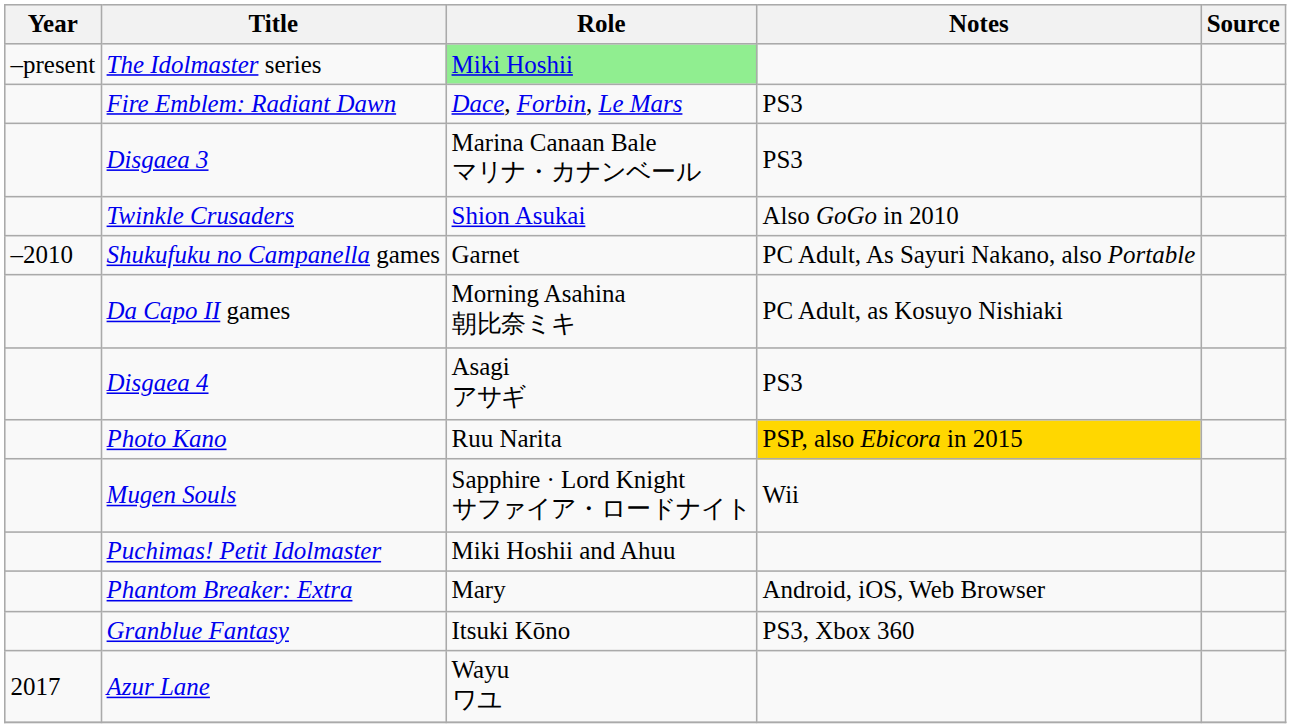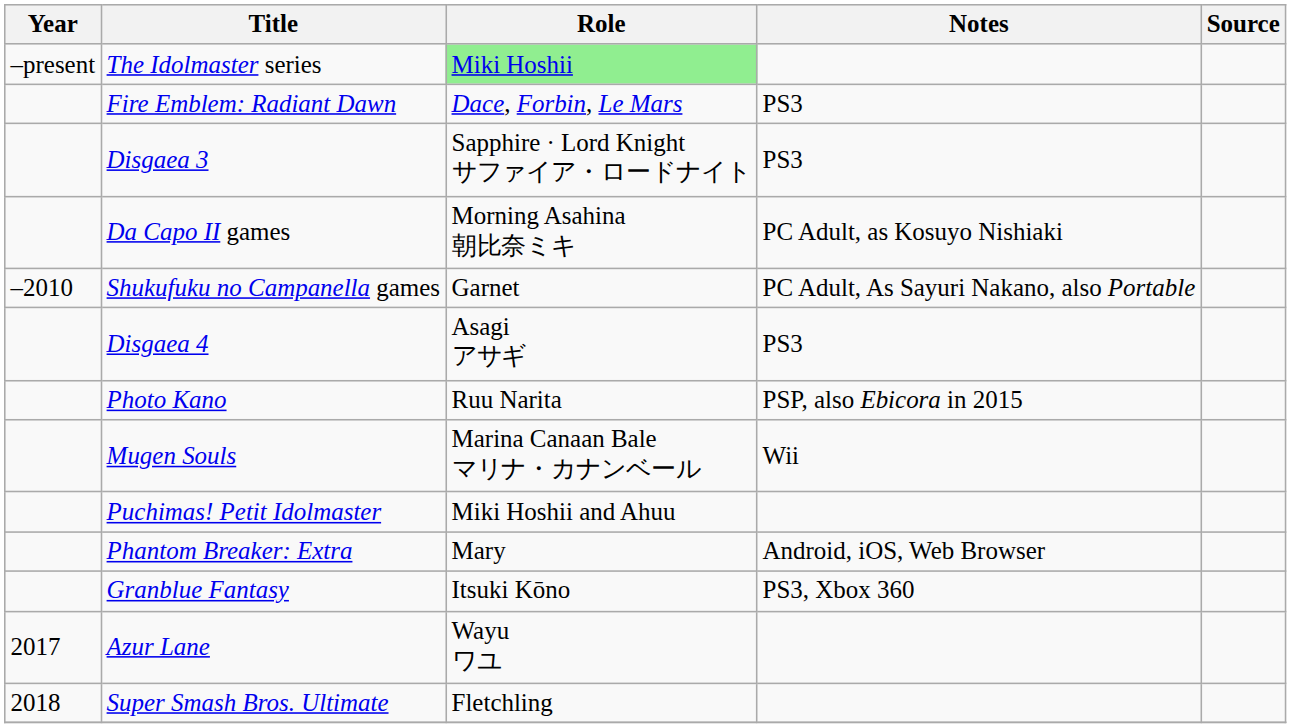(576, 157) Marina Canaan Bale マリナ・カナンベール -> (601, 157) Sapphire · Lord Knight サファイア・ロードナイト
- row: (200, 215)
rows swapped: (273, 254) <-> (198, 310)
(893, 439) gold background -> (893, 399) no background
(601, 493) Sapphire · Lord Knight サファイア・ロードナイト -> (576, 454) Marina Canaan Bale マリナ・カナンベール
+ row: (248, 702)
